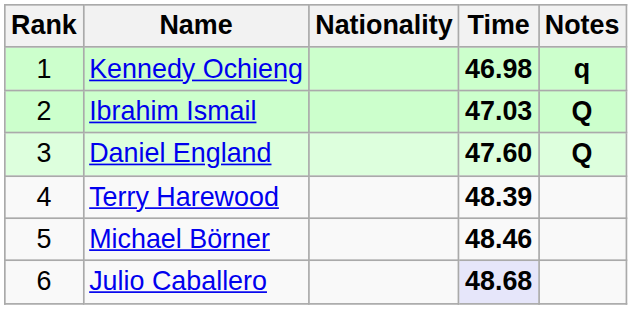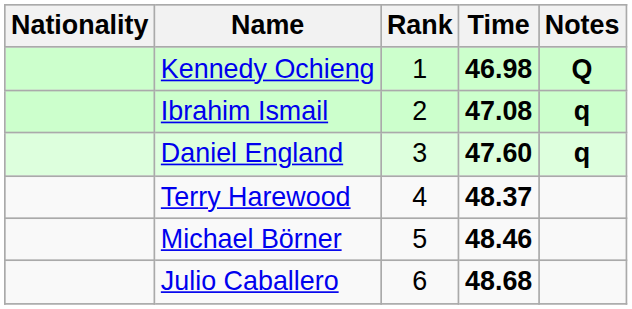columns swapped: (44, 25) <-> (384, 25)
(582, 68) q -> (582, 68) Q
(499, 111) 47.03 -> (499, 111) 47.08
(582, 111) Q -> (582, 111) q
(582, 153) Q -> (582, 153) q
(499, 196) 48.39 -> (499, 196) 48.37
(499, 281) lavender background -> (499, 281) no background
